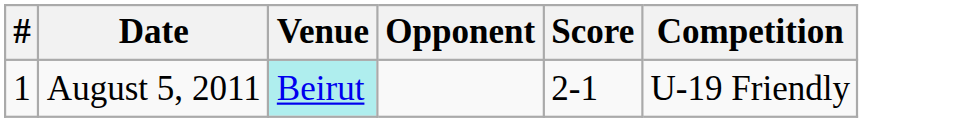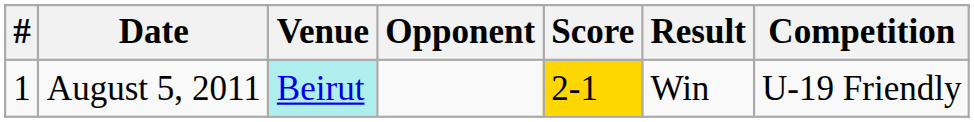+ column: (698, 32)
(575, 87) no background -> (575, 87) gold background
